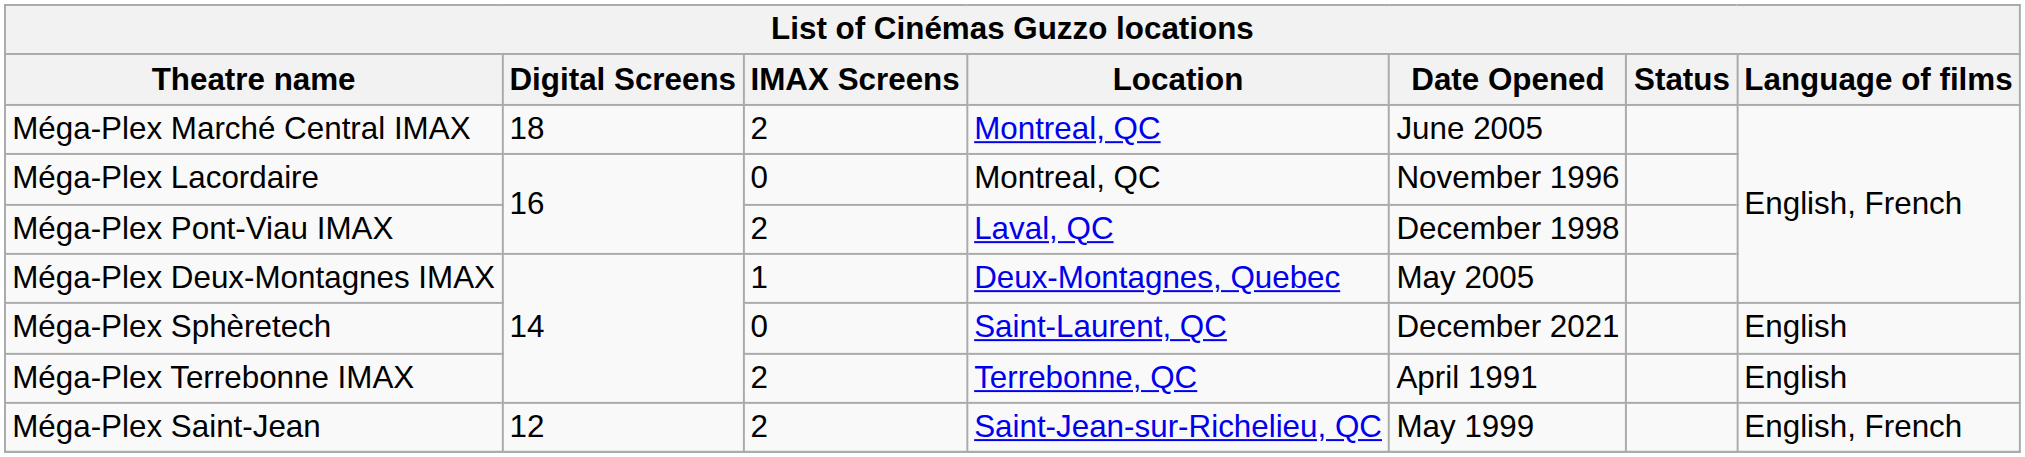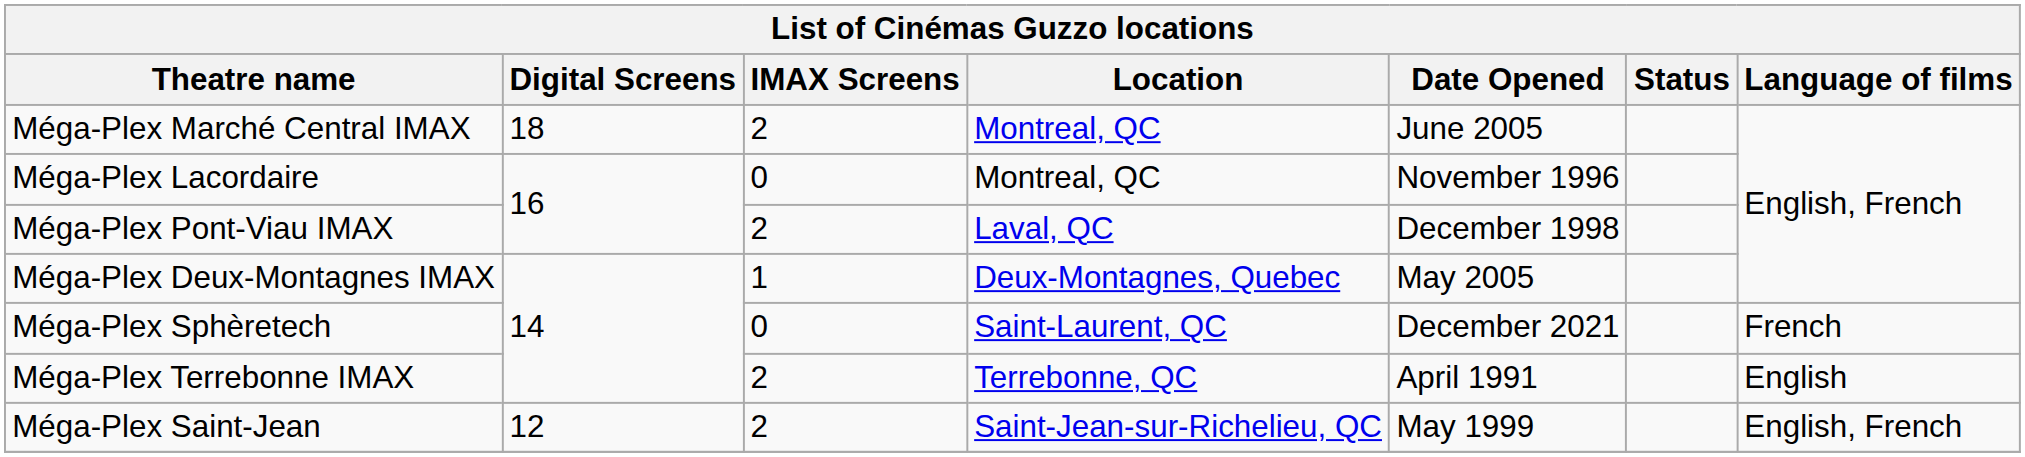(1796, 327) English -> (1793, 327) French
